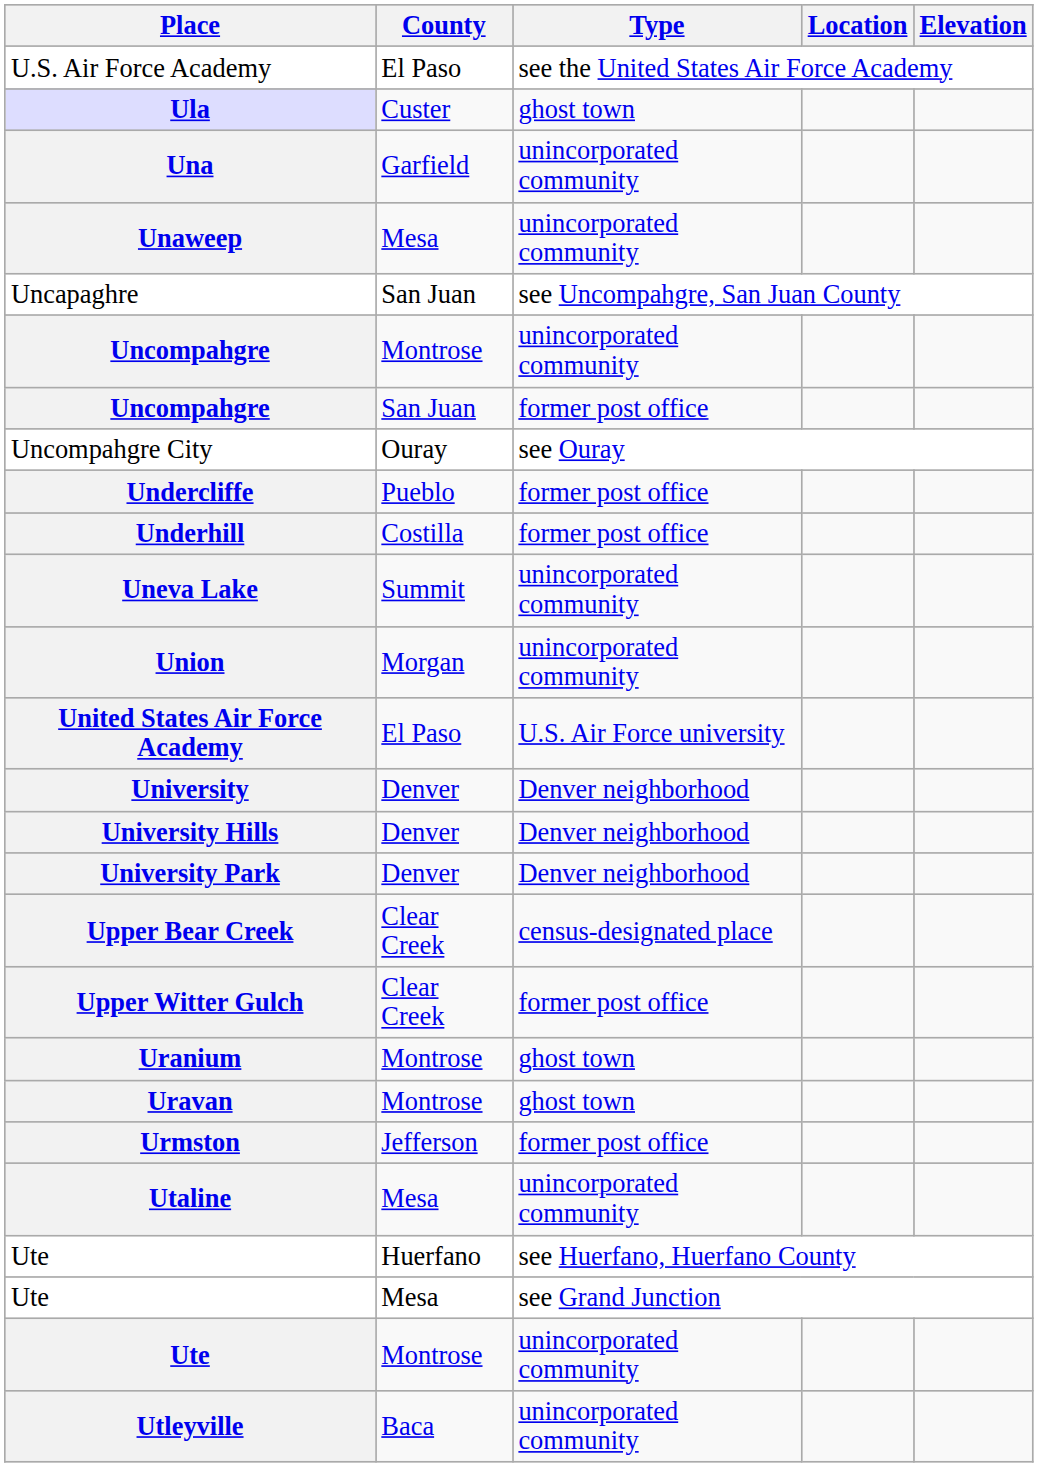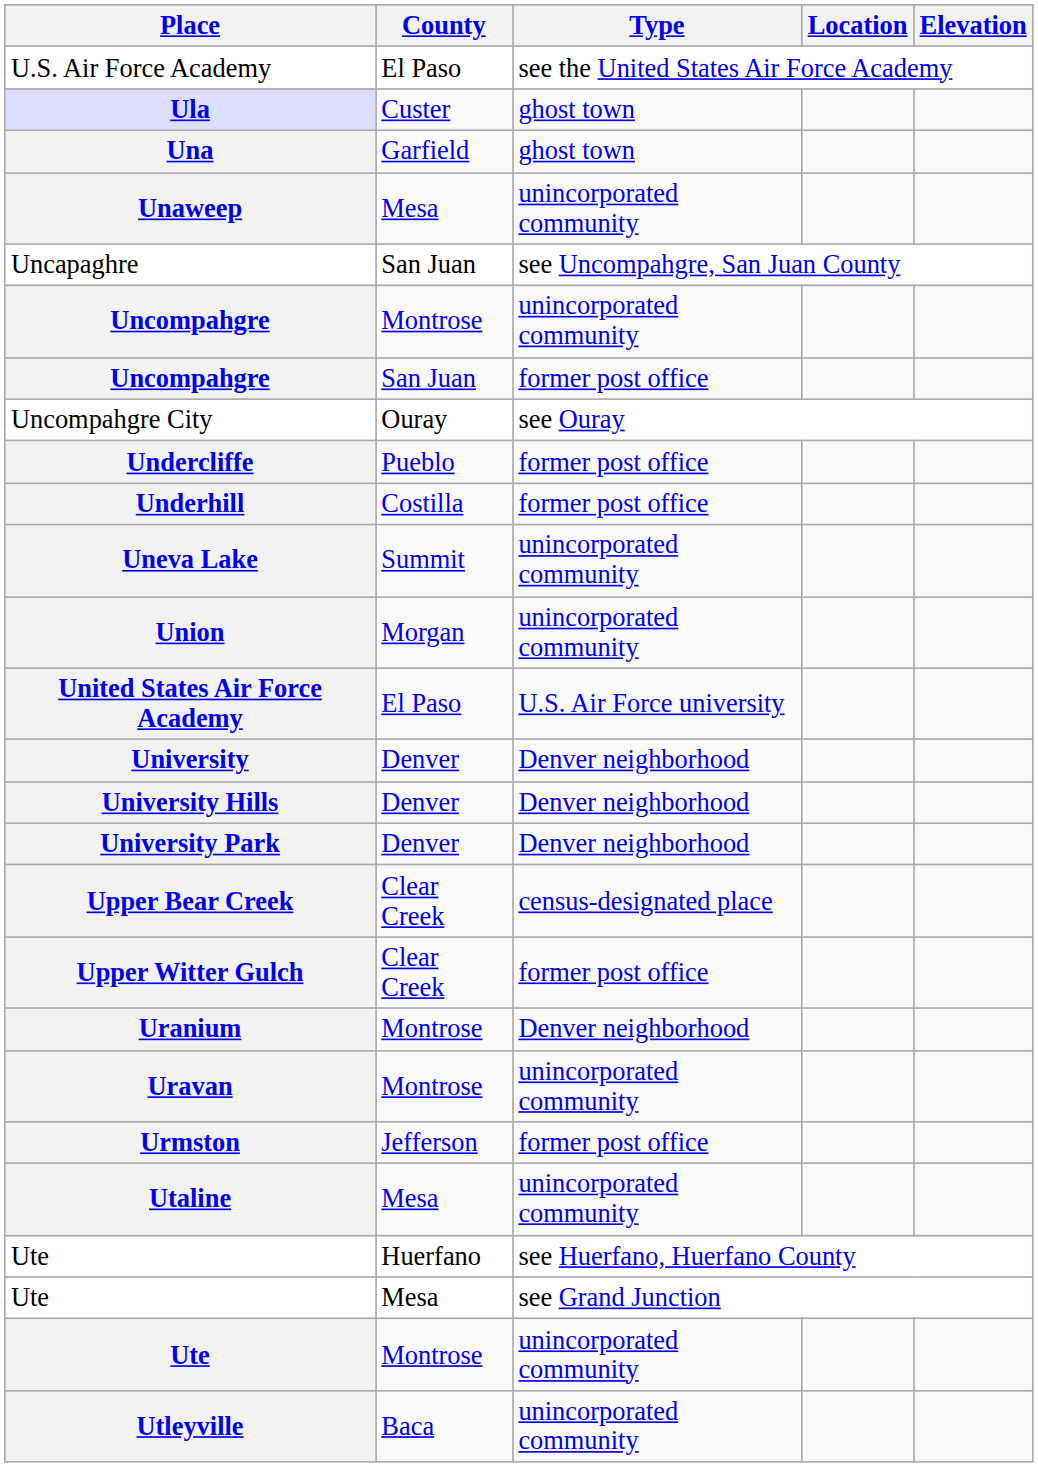(598, 165) unincorporated community -> (577, 151) ghost town
(577, 1058) ghost town -> (634, 1028) Denver neighborhood
(577, 1100) ghost town -> (598, 1085) unincorporated community
